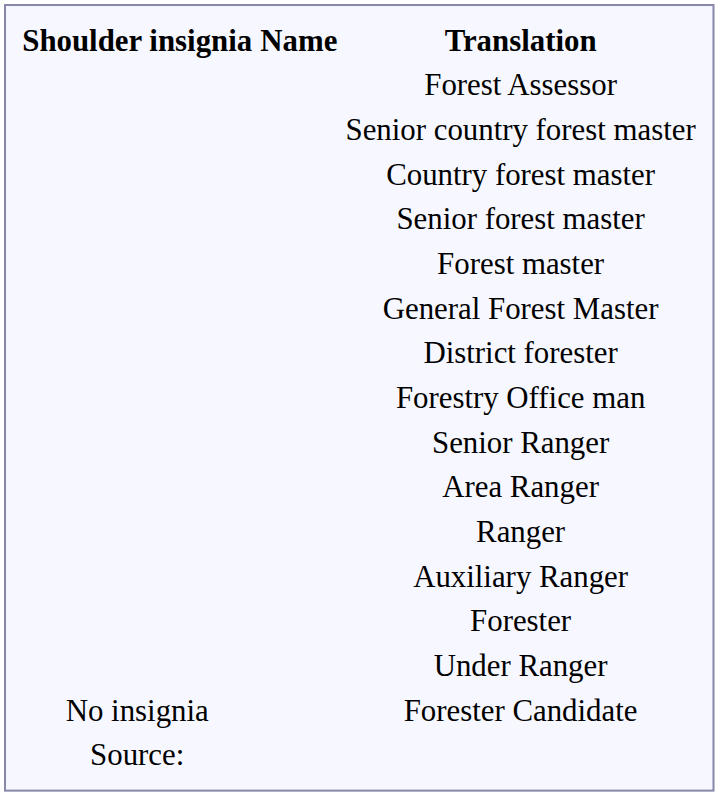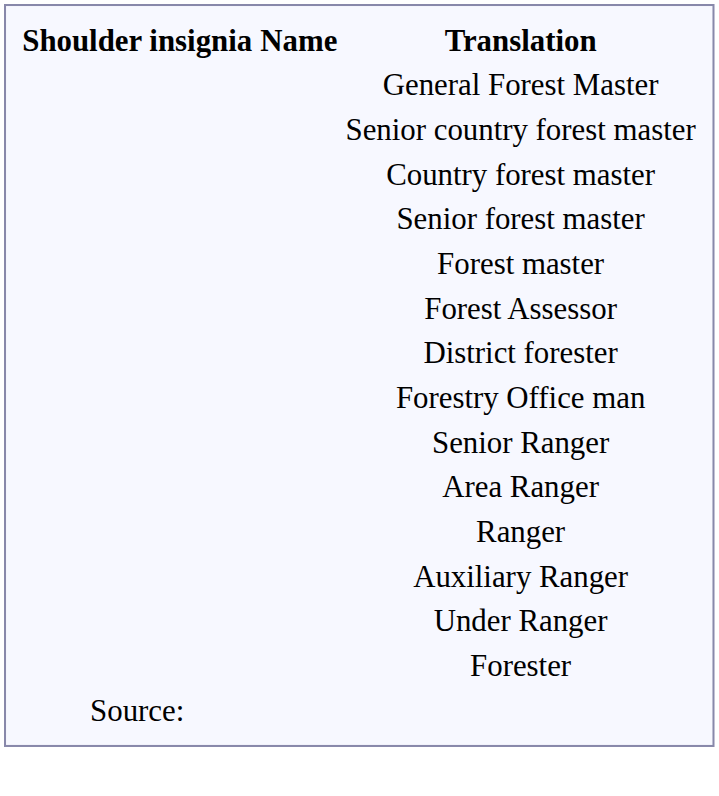rows swapped: (521, 307) <-> (521, 84)
rows swapped: (521, 665) <-> (521, 620)
- row: (521, 709)
